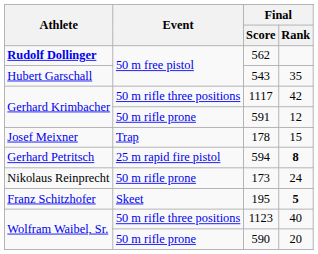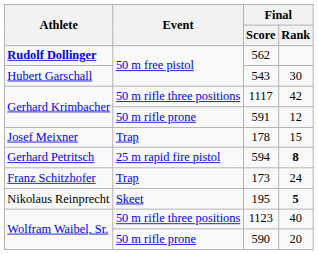(296, 76) 35 -> (296, 76) 30
(58, 178) Nikolaus Reinprecht -> (51, 178) Franz Schitzhofer
(156, 178) 50 m rifle prone -> (127, 178) Trap
(51, 198) Franz Schitzhofer -> (58, 198) Nikolaus Reinprecht
